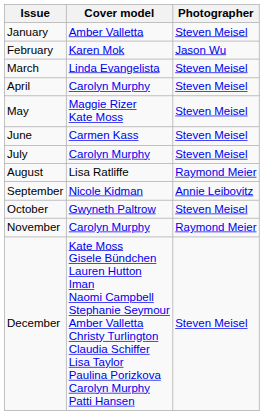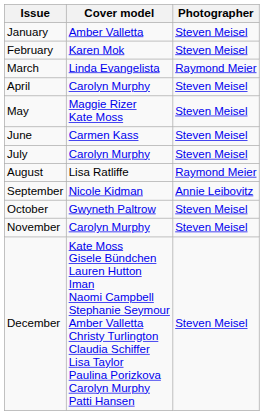(201, 50) Jason Wu -> (211, 50) Steven Meisel
(211, 68) Steven Meisel -> (216, 68) Raymond Meier
(216, 227) Raymond Meier -> (211, 227) Steven Meisel
